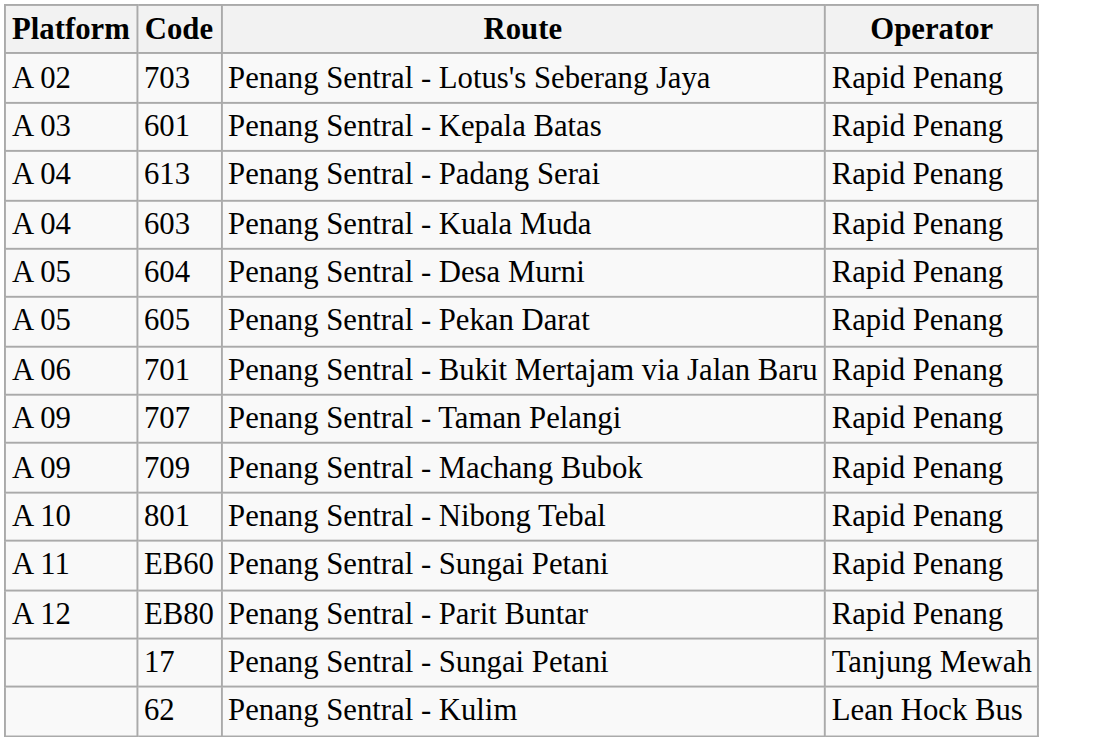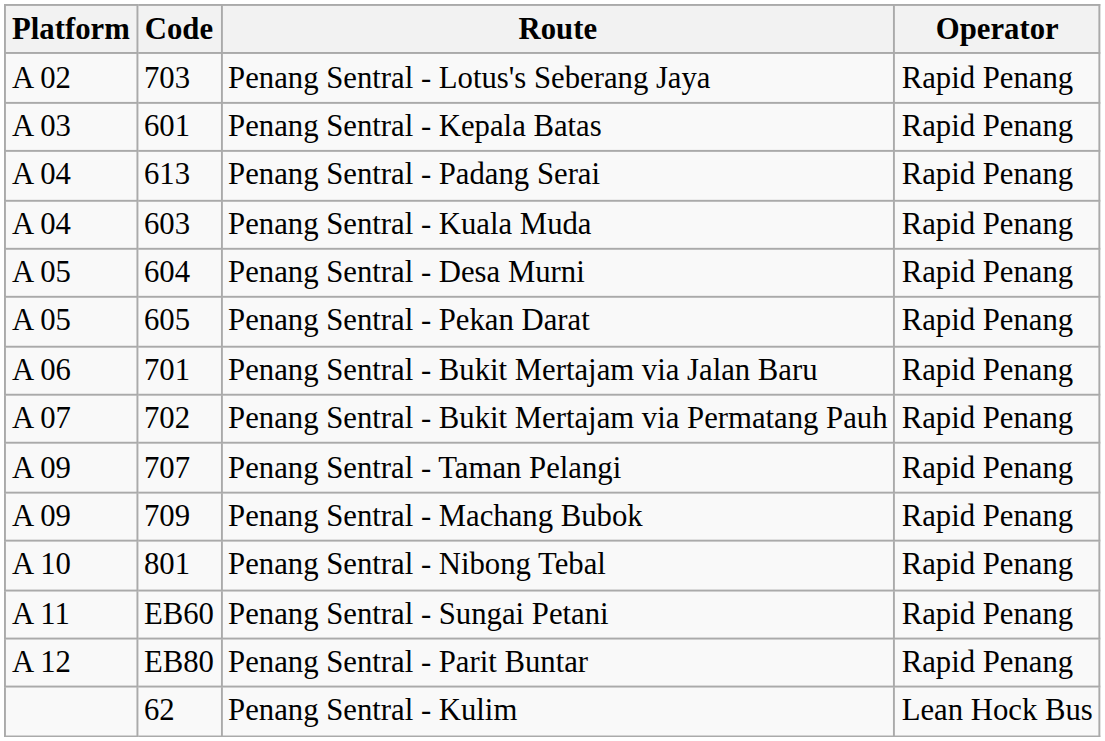+ row: (167, 418)
- row: (159, 662)
